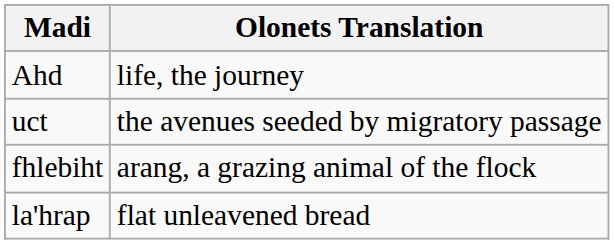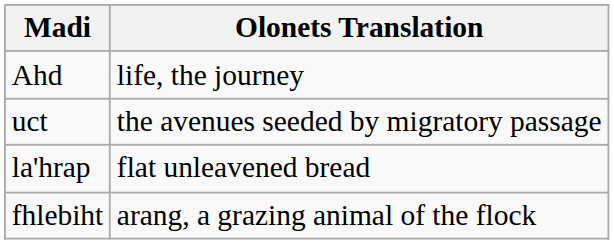rows swapped: (51, 214) <-> (57, 167)
